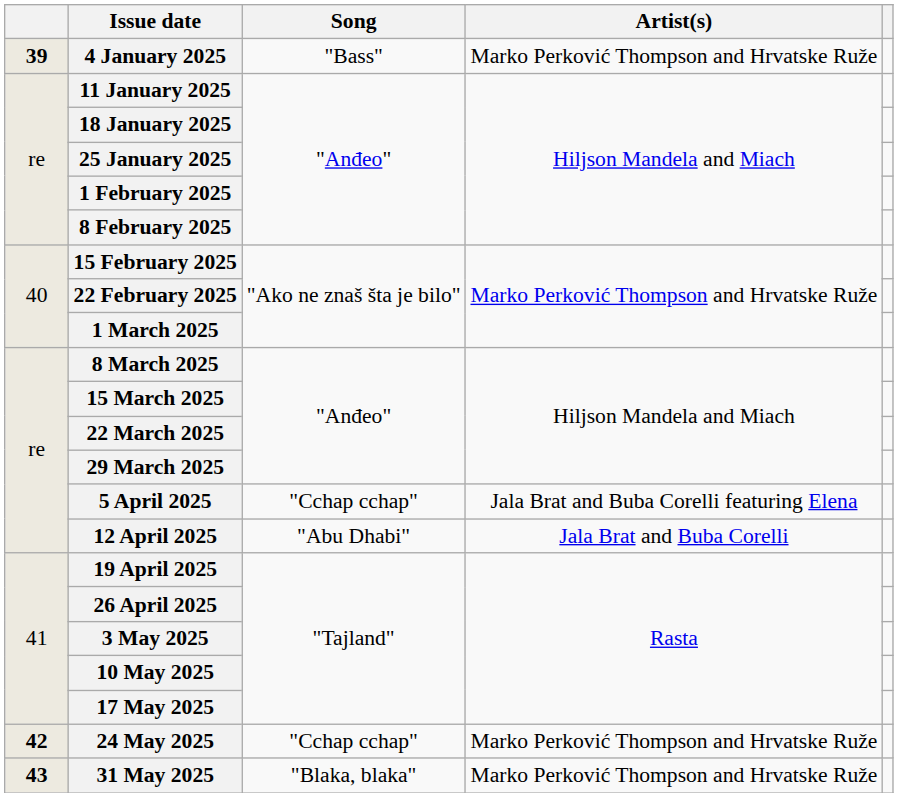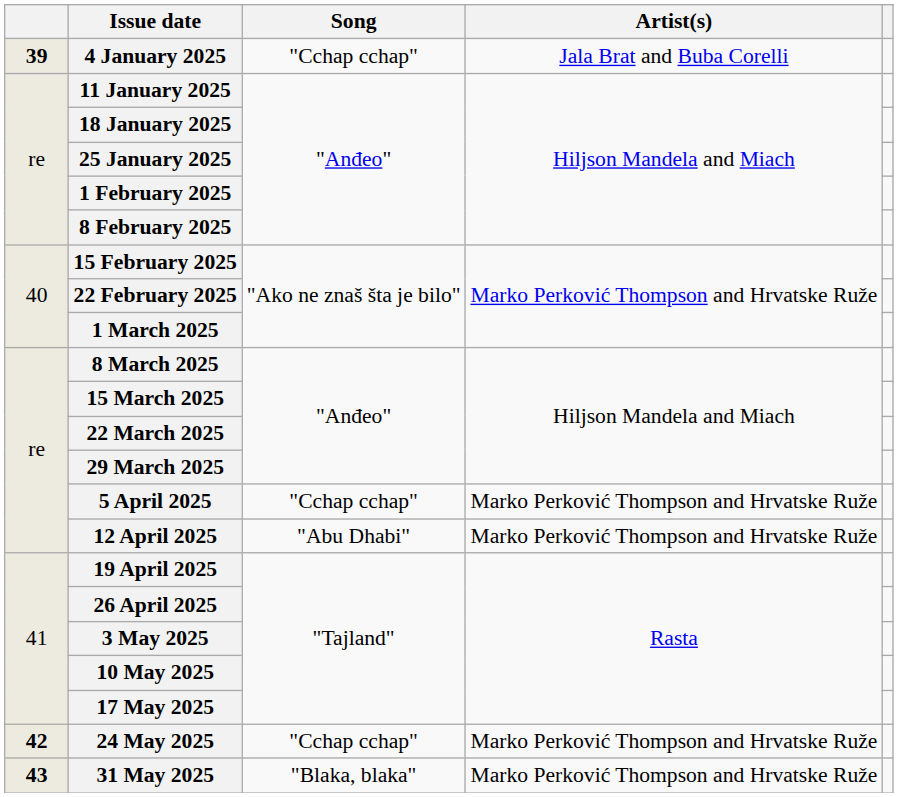(354, 55) "Bass" -> (354, 55) "Cchap cchap"
(674, 55) Marko Perković Thompson and Hrvatske Ruže -> (674, 55) Jala Brat and Buba Corelli
(674, 501) Jala Brat and Buba Corelli featuring Elena -> (674, 501) Marko Perković Thompson and Hrvatske Ruže
(674, 535) Jala Brat and Buba Corelli -> (674, 535) Marko Perković Thompson and Hrvatske Ruže
